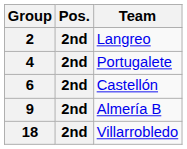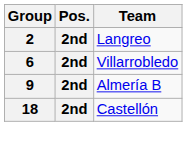- row: (30, 62)
(127, 86) Castellón -> (137, 62) Villarrobledo
(137, 132) Villarrobledo -> (127, 109) Castellón
